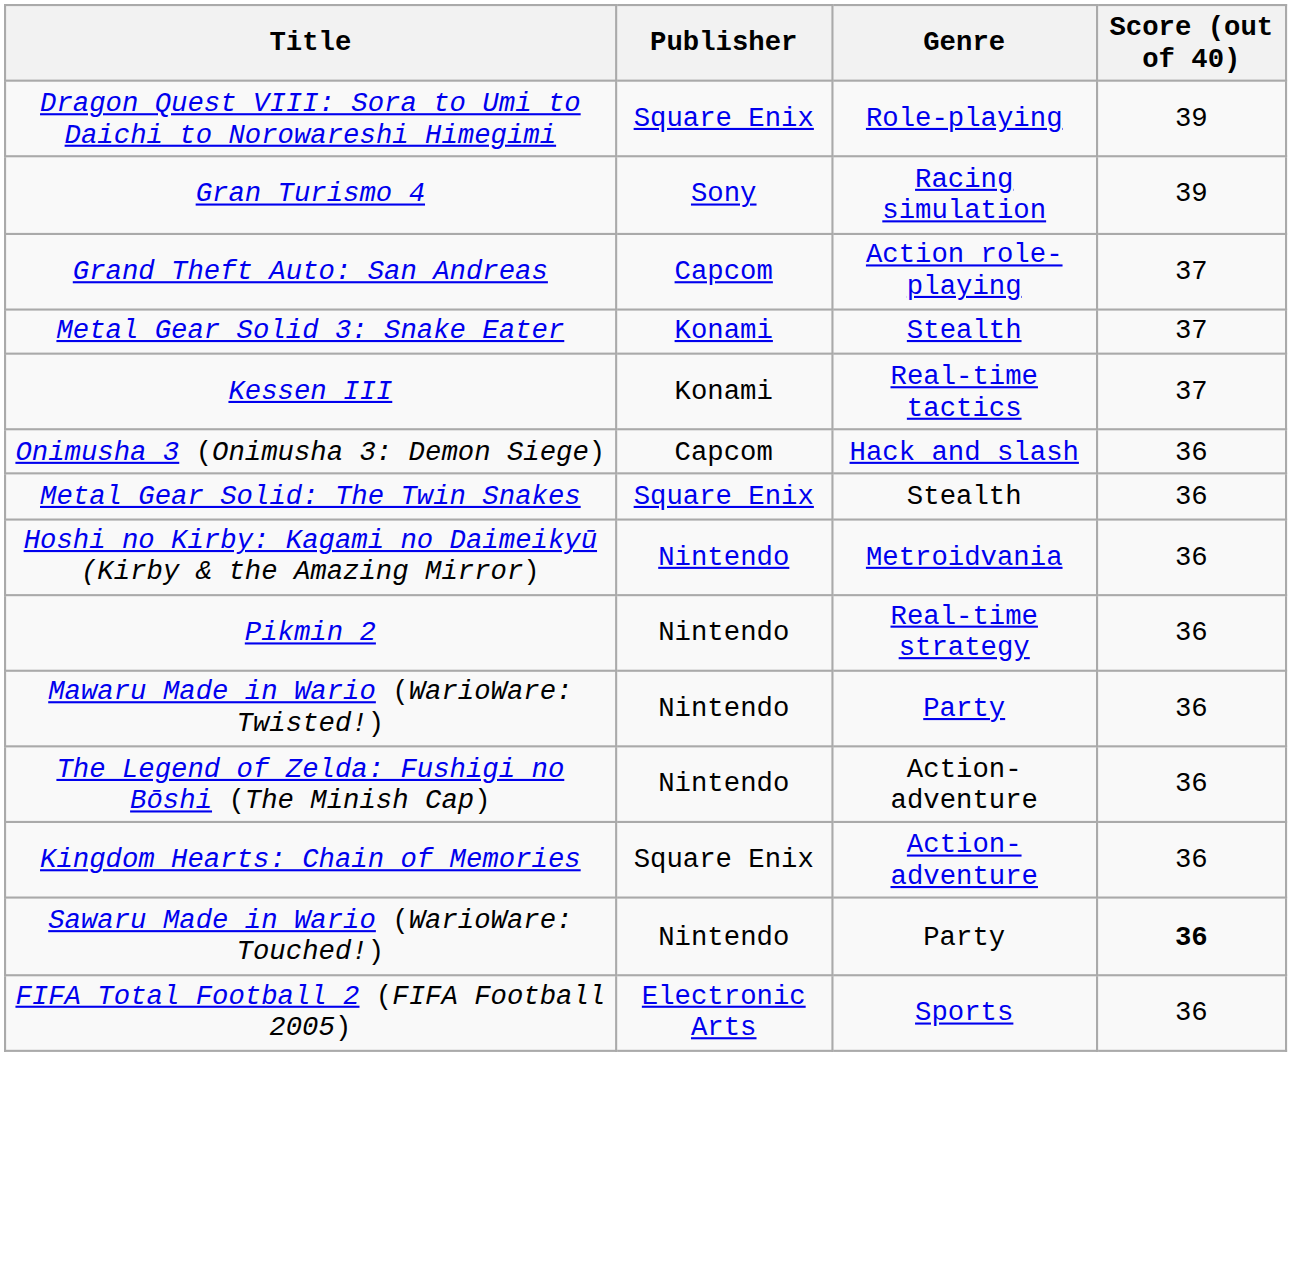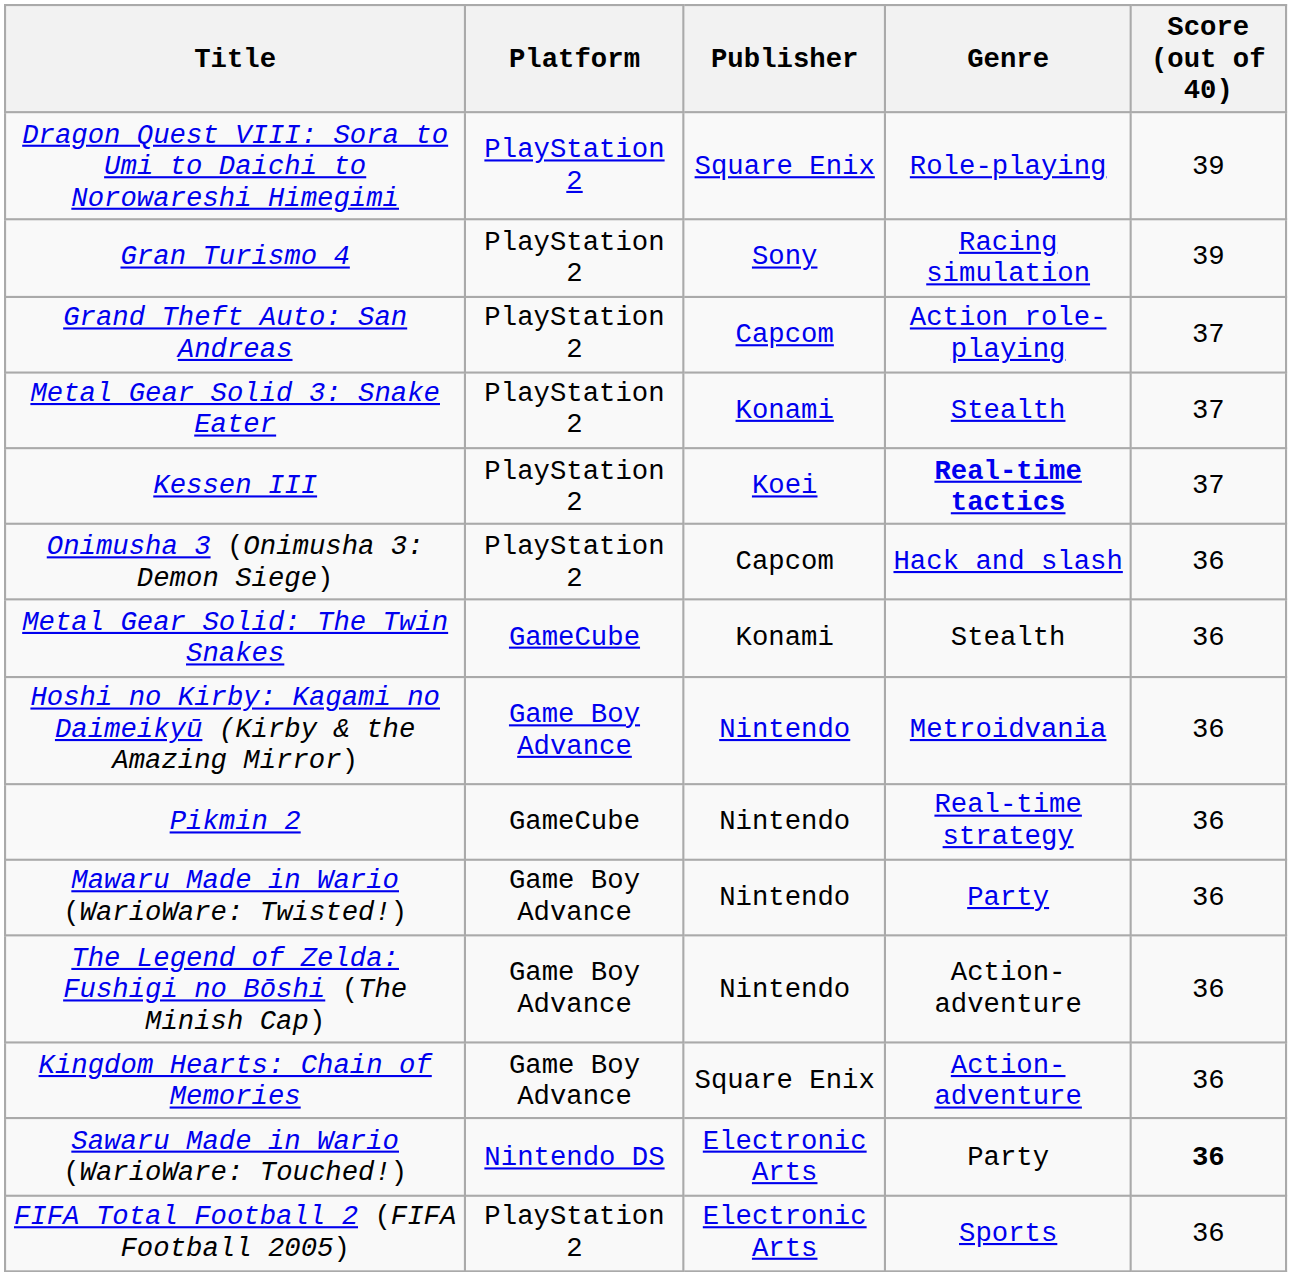+ column: (574, 59)
(724, 392) Konami -> (785, 486) Koei
(964, 392) normal -> (1008, 486) bold
(724, 496) Square Enix -> (785, 638) Konami
(724, 936) Nintendo -> (785, 1157) Electronic Arts
